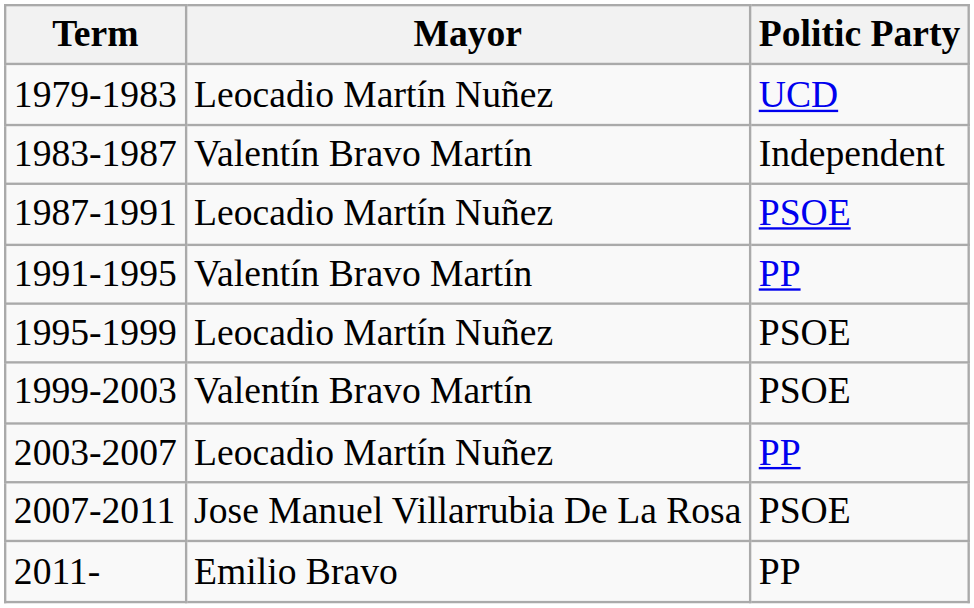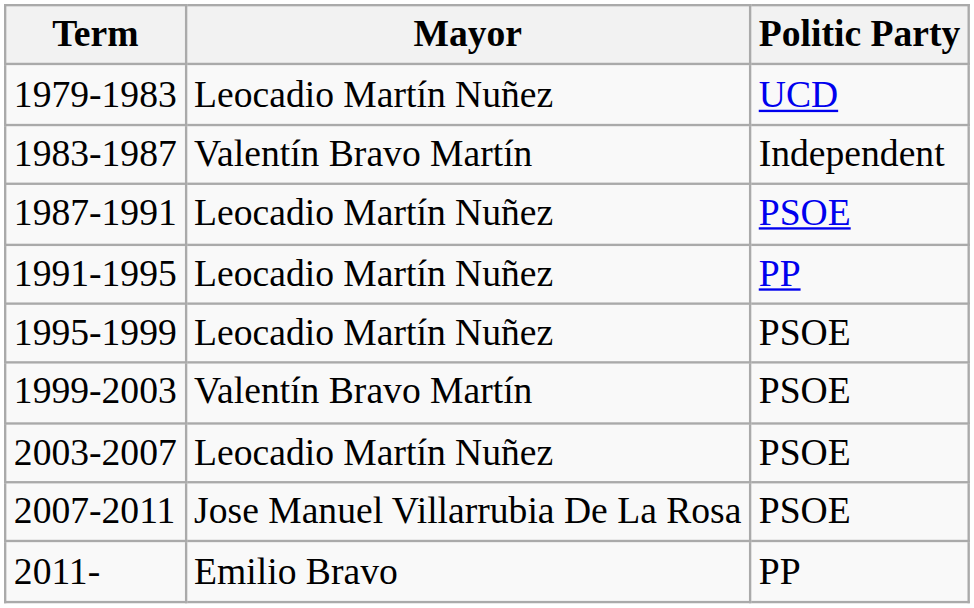(363, 272) Valentín Bravo Martín -> (374, 272) Leocadio Martín Nuñez
(780, 451) PP -> (805, 451) PSOE
